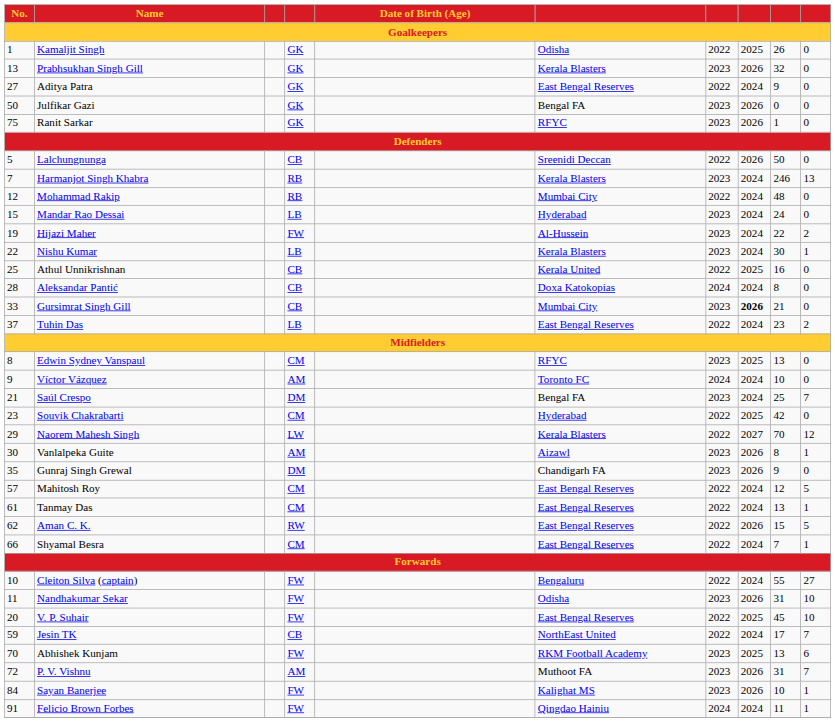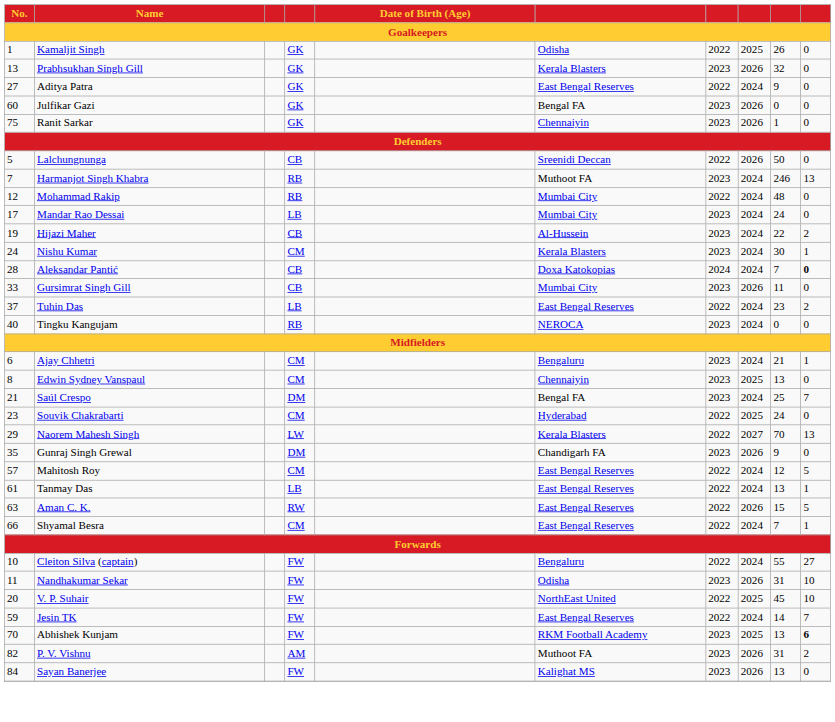(13, 105) 50 -> (13, 105) 60
(552, 123) RFYC -> (563, 123) Chennaiyin
(572, 178) Kerala Blasters -> (565, 178) Muthoot FA
(13, 215) 15 -> (13, 215) 17
(562, 215) Hyderabad -> (568, 215) Mumbai City
(296, 233) FW -> (295, 233) CB
(13, 251) 22 -> (13, 251) 24
(295, 251) LB -> (296, 251) CM
- row: (81, 270)
(776, 288) 8 -> (776, 270) 7
(806, 288) normal -> (806, 270) bold
(752, 306) bold -> (752, 288) normal
(779, 306) 21 -> (779, 288) 11
+ row: (77, 324)
+ row: (66, 361)
(552, 361) RFYC -> (563, 379) Chennaiyin
- row: (72, 379)
(779, 416) 42 -> (779, 416) 24
(809, 434) 12 -> (809, 434) 13
- row: (75, 452)
(296, 507) CM -> (295, 489) LB
(13, 526) 62 -> (13, 507) 63
(586, 617) East Bengal Reserves -> (577, 599) NorthEast United
(295, 635) CB -> (296, 617) FW
(577, 635) NorthEast United -> (586, 617) East Bengal Reserves
(779, 635) 17 -> (779, 617) 14
(806, 654) normal -> (806, 635) bold
(13, 672) 72 -> (13, 654) 82
(806, 672) 7 -> (806, 654) 2
(779, 690) 10 -> (779, 672) 13
(806, 690) 1 -> (806, 672) 0
- row: (85, 708)
